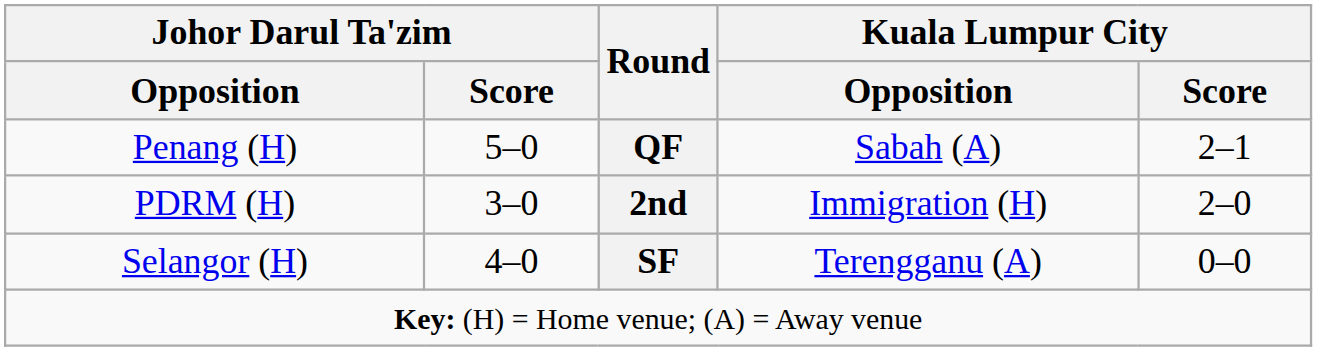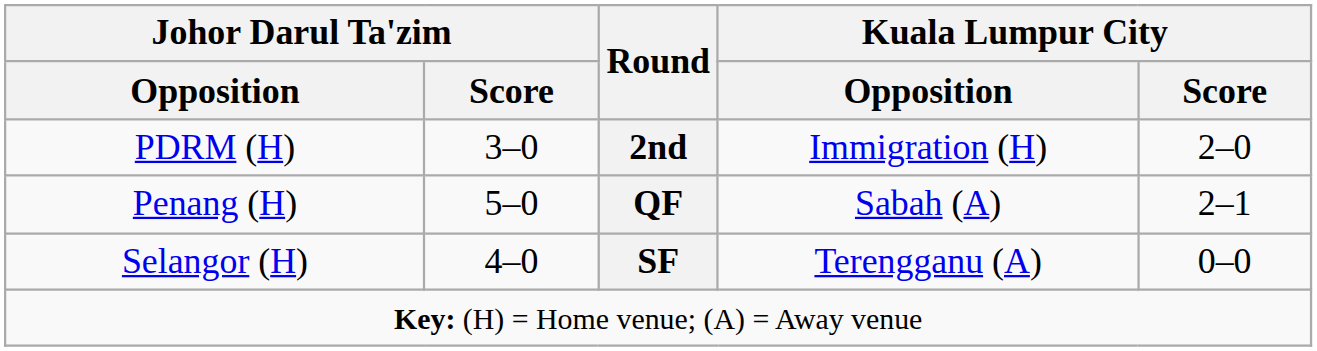rows swapped: (215, 203) <-> (215, 146)
